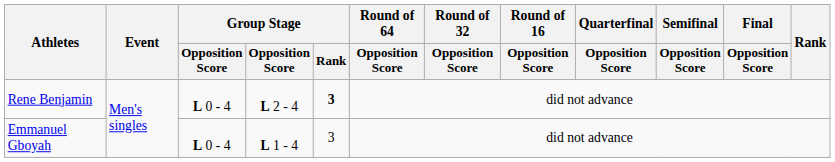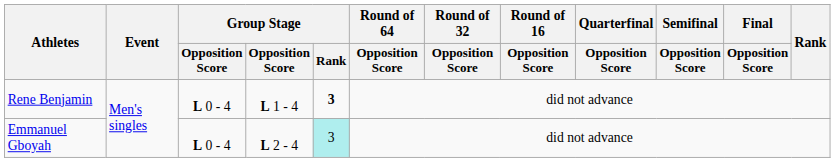(279, 107) L 2 - 4 -> (279, 107) L 1 - 4
(279, 146) L 1 - 4 -> (279, 146) L 2 - 4
(331, 138) no background -> (331, 138) paleturquoise background
